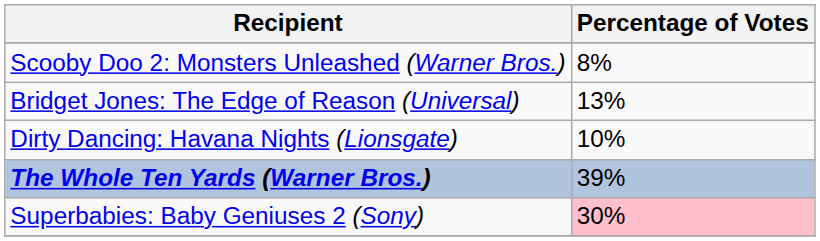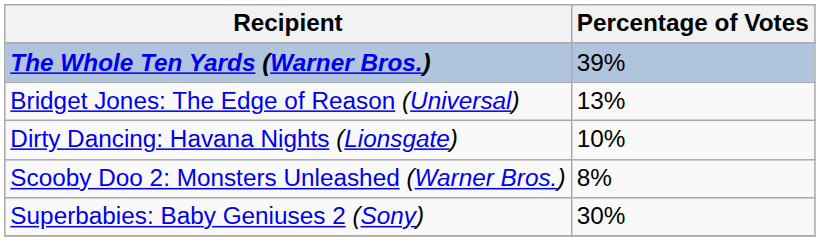rows swapped: (221, 178) <-> (288, 62)
(601, 216) pink background -> (601, 216) no background
